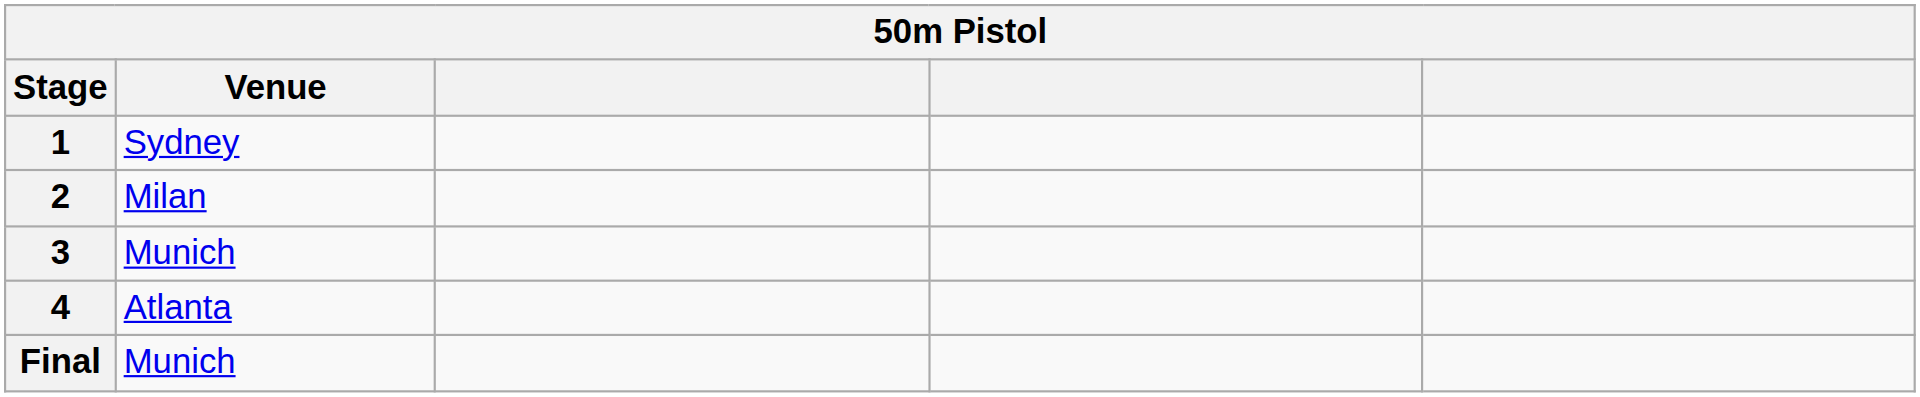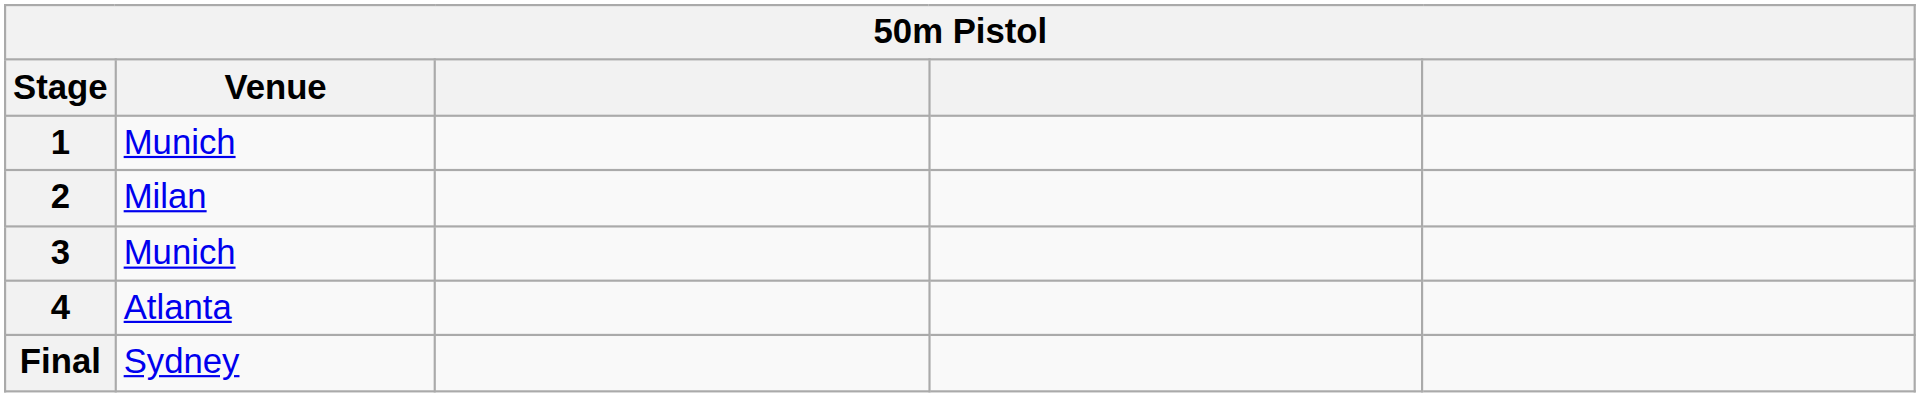(182, 142) Sydney -> (180, 142) Munich
(180, 362) Munich -> (182, 362) Sydney
